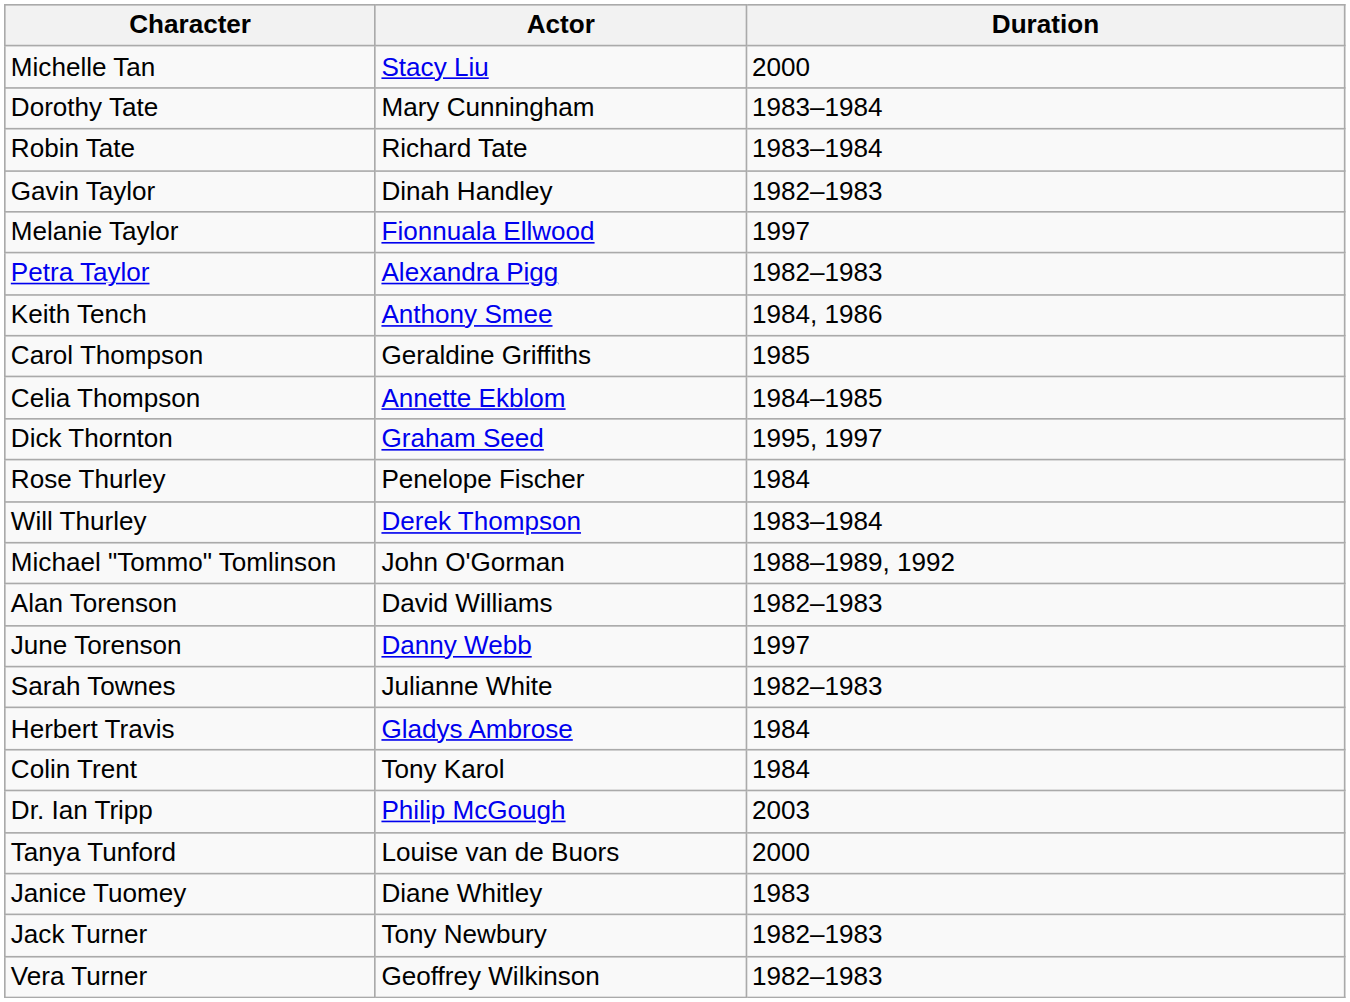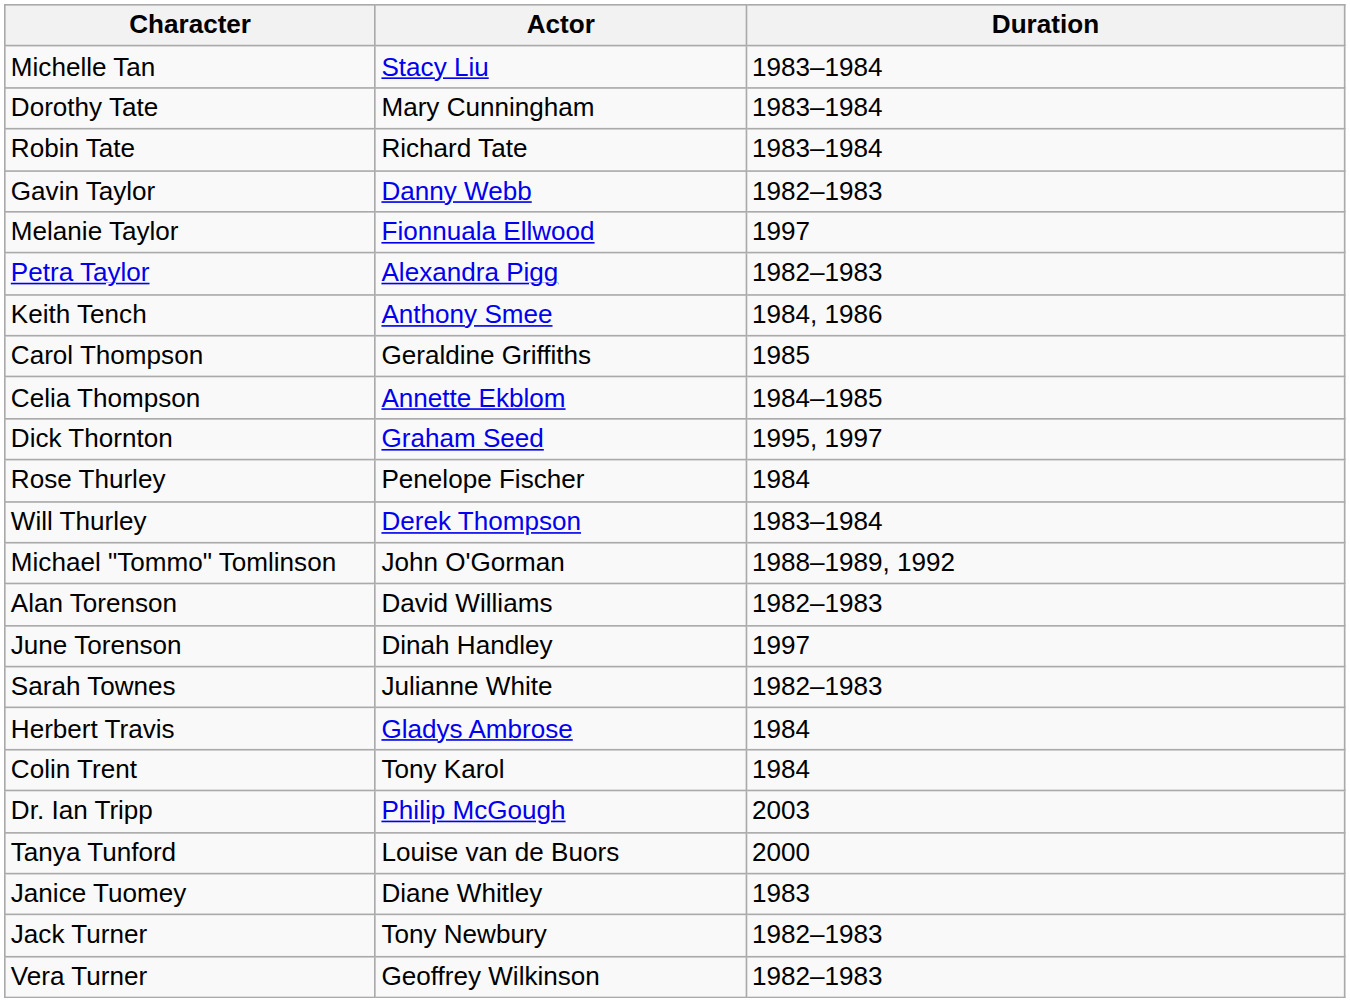(781, 66) 2000 -> (817, 66) 1983–1984
(467, 190) Dinah Handley -> (457, 190) Danny Webb
(457, 645) Danny Webb -> (467, 645) Dinah Handley
